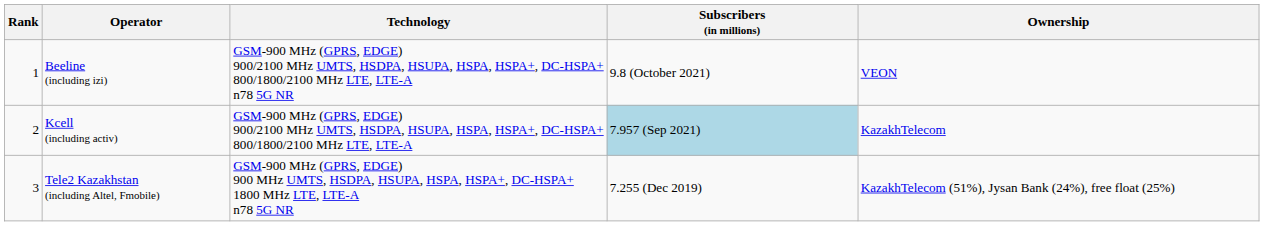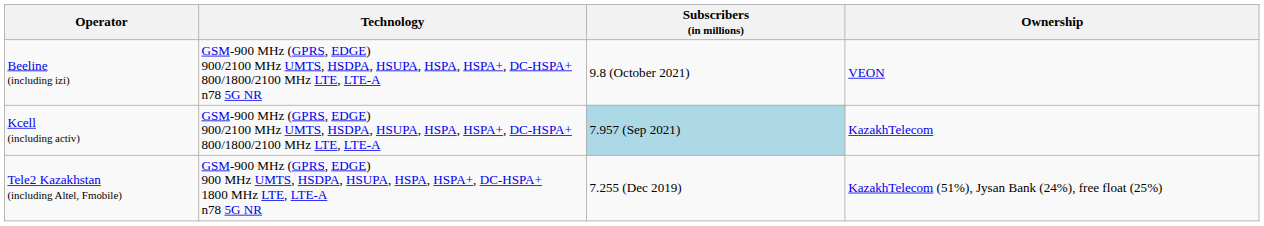- column: (23, 22)
